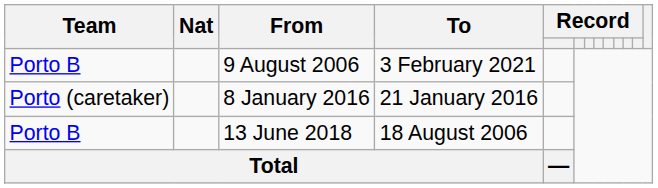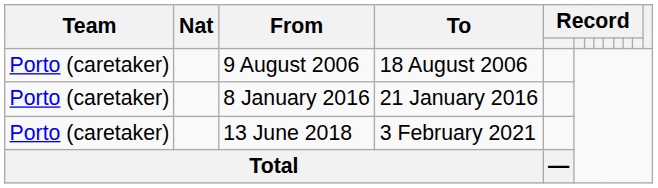(45, 64) Porto B -> (89, 64) Porto (caretaker)
(458, 64) 3 February 2021 -> (454, 64) 18 August 2006
(45, 132) Porto B -> (89, 132) Porto (caretaker)
(454, 132) 18 August 2006 -> (458, 132) 3 February 2021
